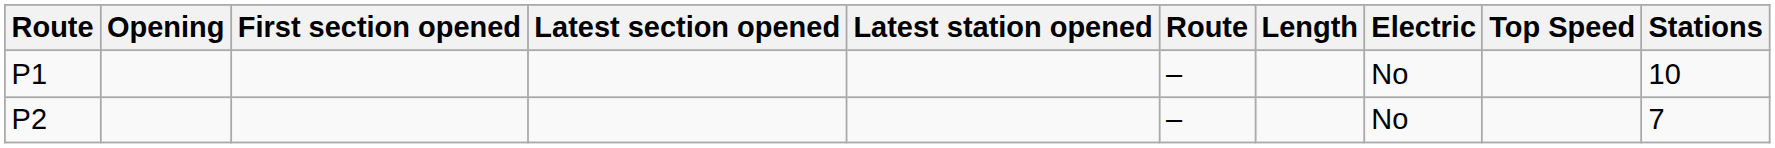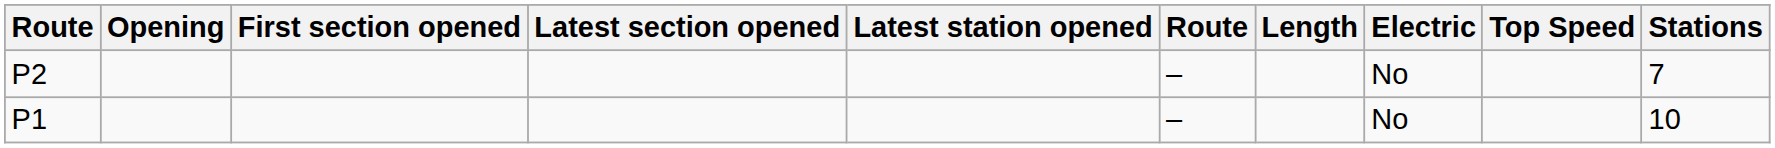rows swapped: (29, 73) <-> (29, 119)
